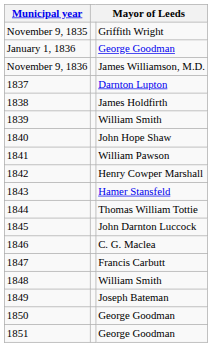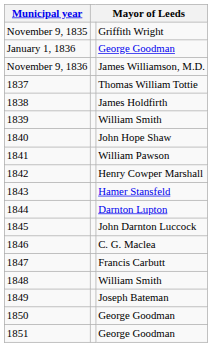(133, 84) Darnton Lupton -> (148, 84) Thomas William Tottie
(148, 209) Thomas William Tottie -> (133, 209) Darnton Lupton
